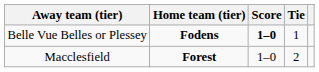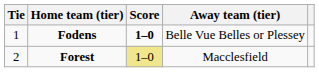columns swapped: (296, 14) <-> (77, 14)
(267, 56) no background -> (144, 56) khaki background
